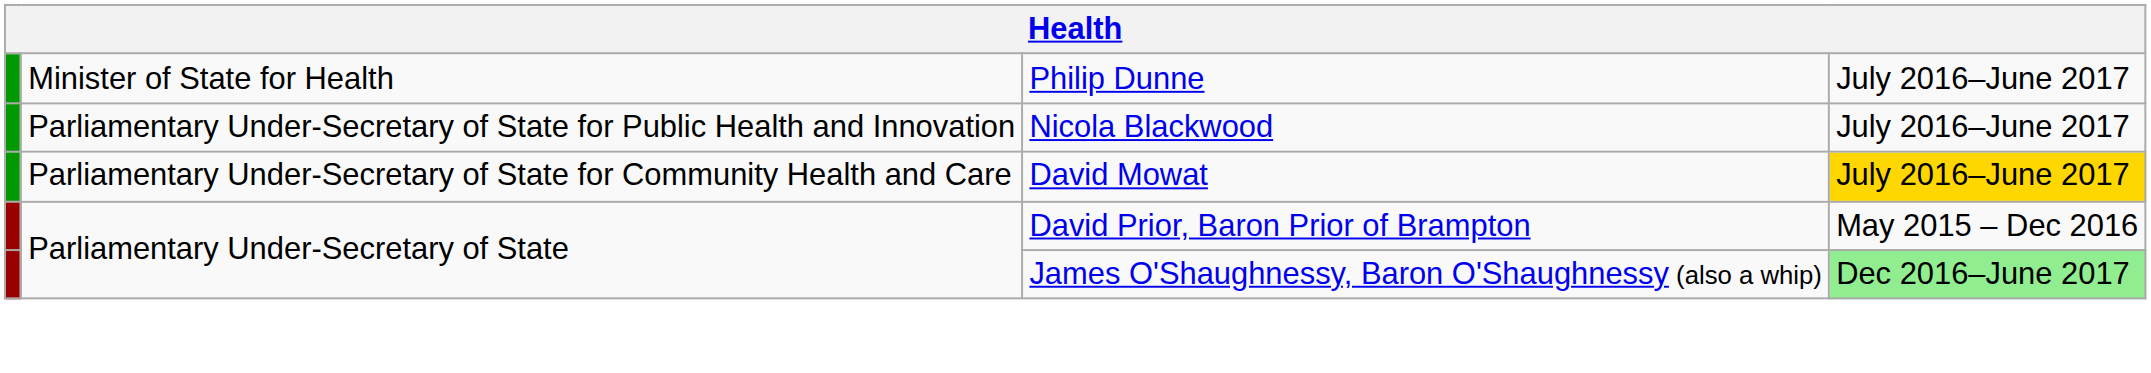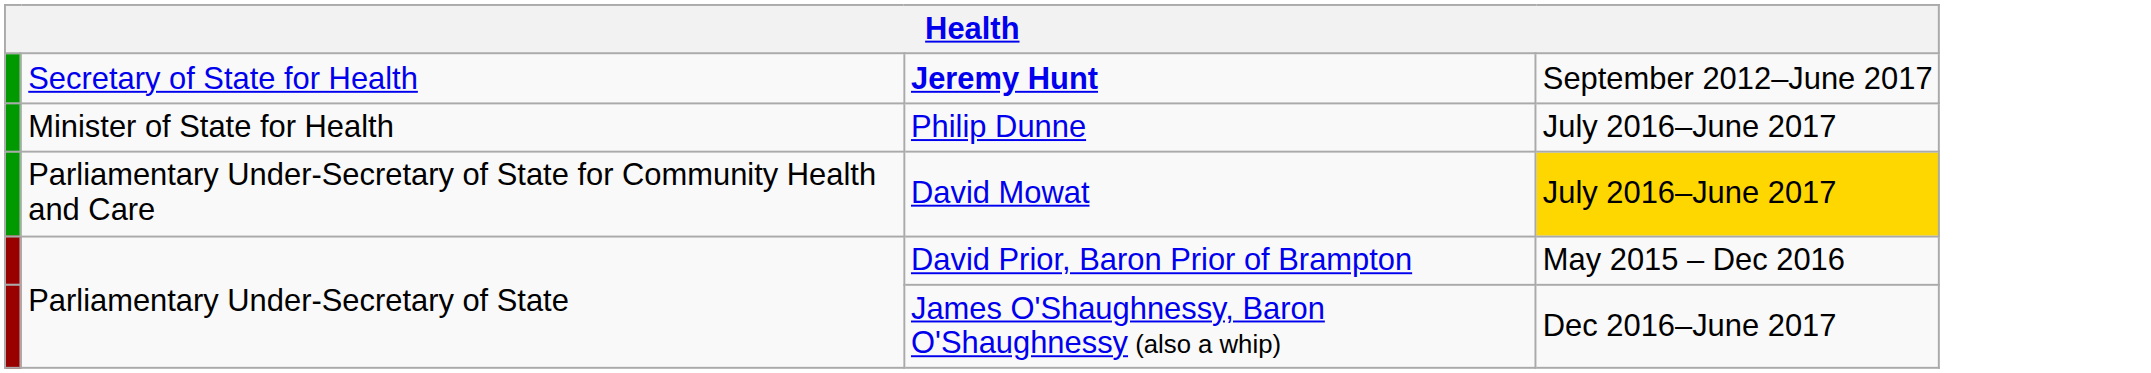+ row: (1005, 77)
- row: (1151, 126)
(1983, 273) lightgreen background -> (1690, 325) no background
